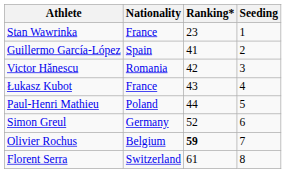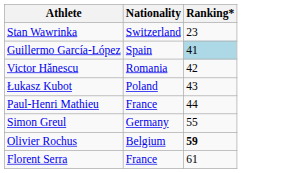- column: (259, 13)
(142, 31) France -> (153, 31) Switzerland
(192, 50) no background -> (192, 50) lightblue background
(142, 86) France -> (142, 86) Poland
(142, 104) Poland -> (142, 104) France
(192, 123) 52 -> (192, 123) 55
(153, 159) Switzerland -> (142, 159) France
